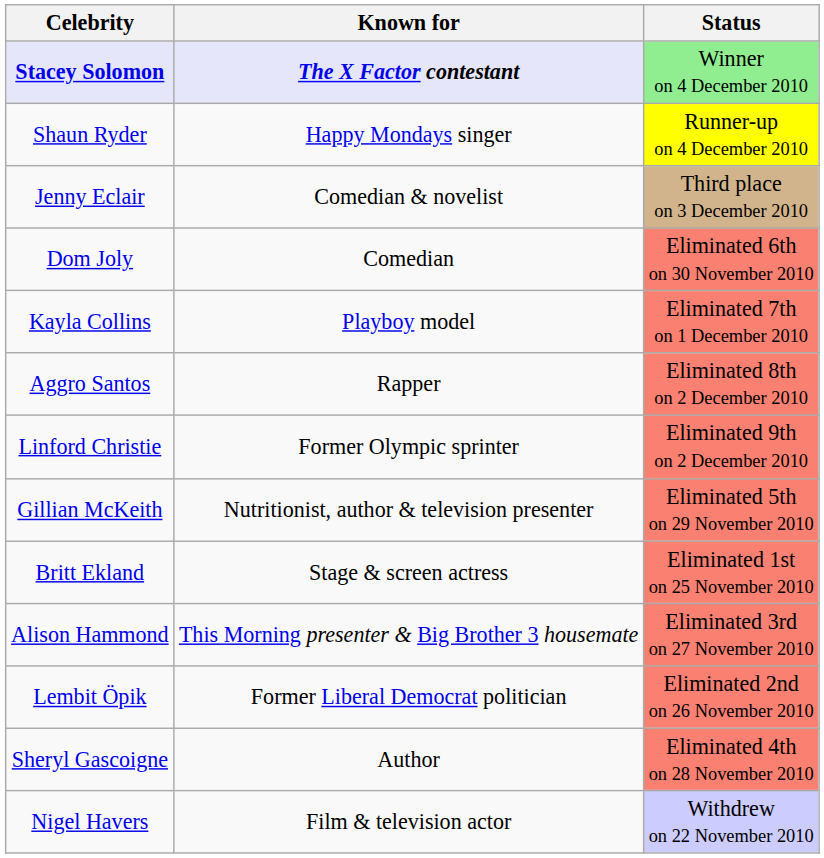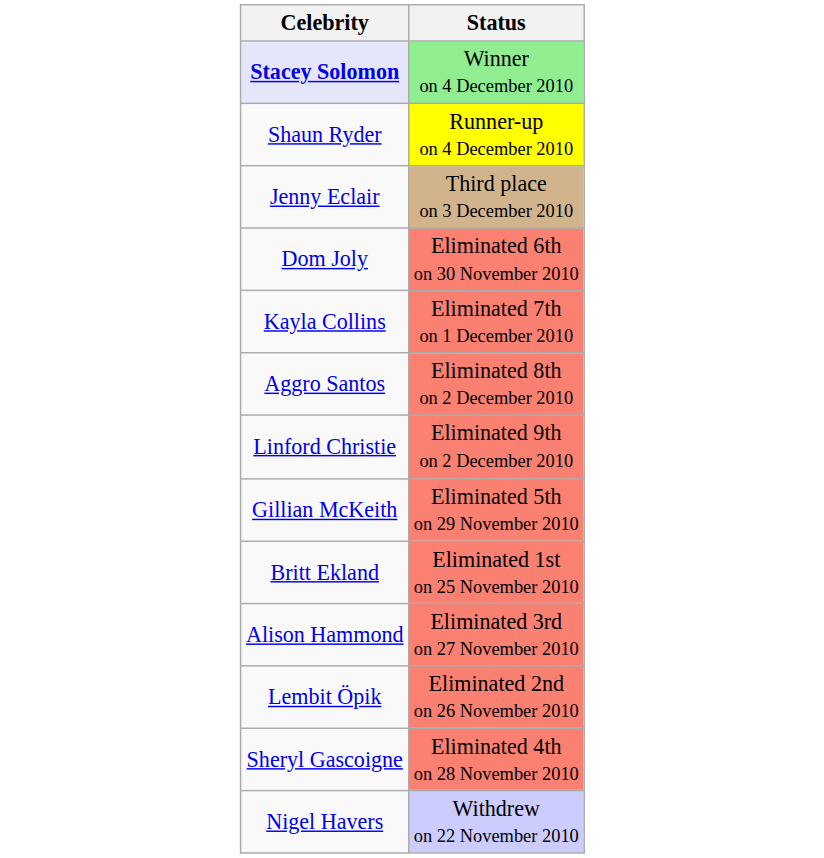- column: (409, 22)
